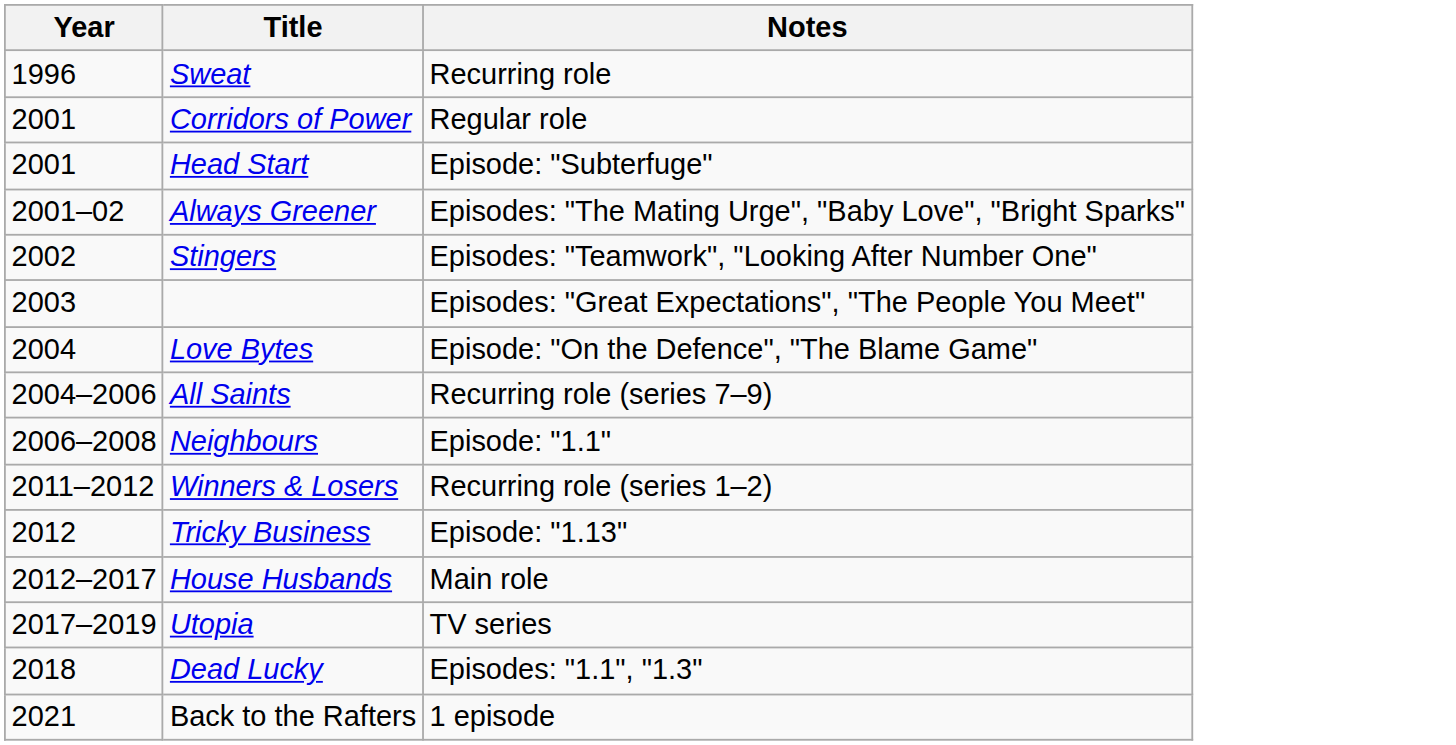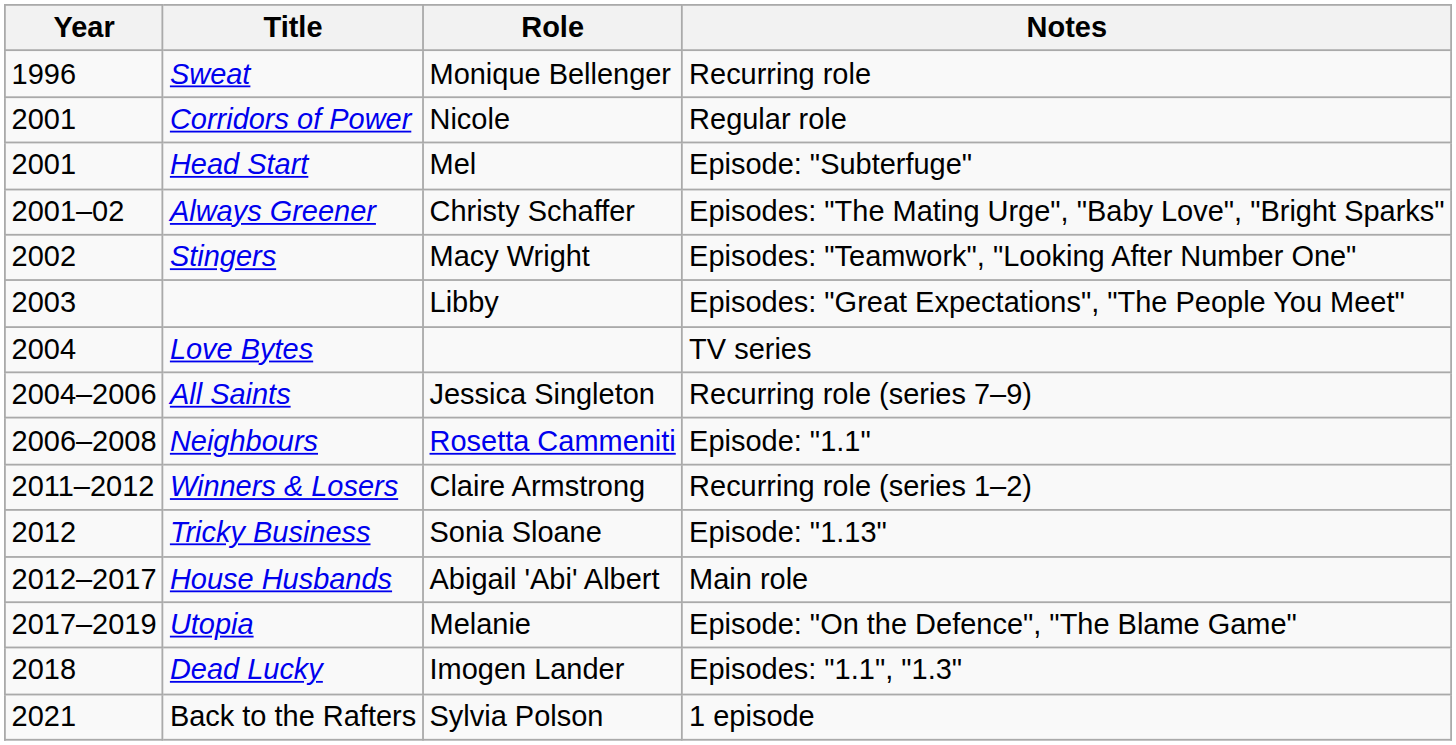+ column: (553, 27)
(733, 348) Episode: "On the Defence", "The Blame Game" -> (750, 348) TV series
(491, 624) TV series -> (993, 624) Episode: "On the Defence", "The Blame Game"
